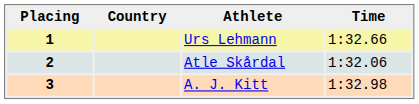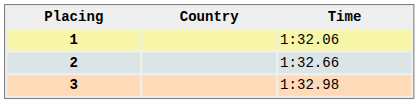- column: (253, 18)
(358, 40) 1:32.66 -> (310, 40) 1:32.06
(358, 63) 1:32.06 -> (310, 63) 1:32.66
